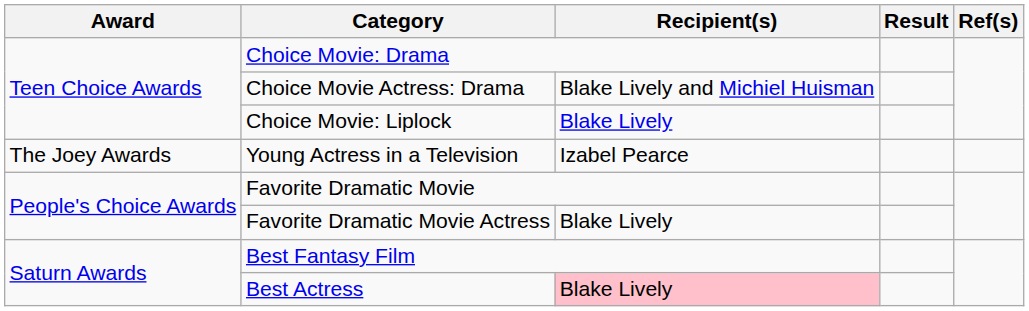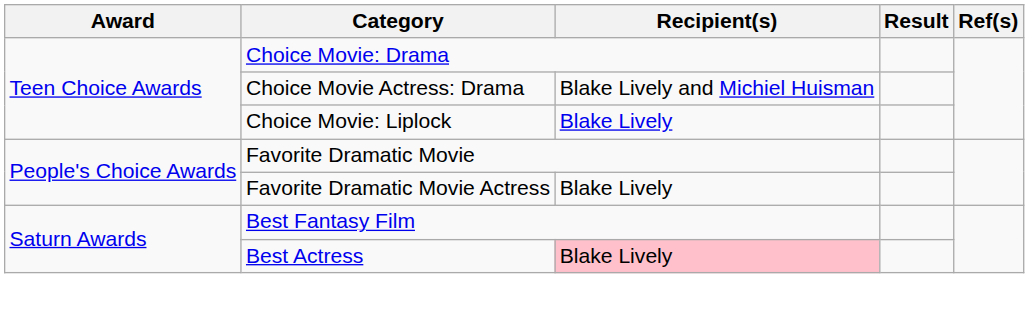- row: (382, 155)
